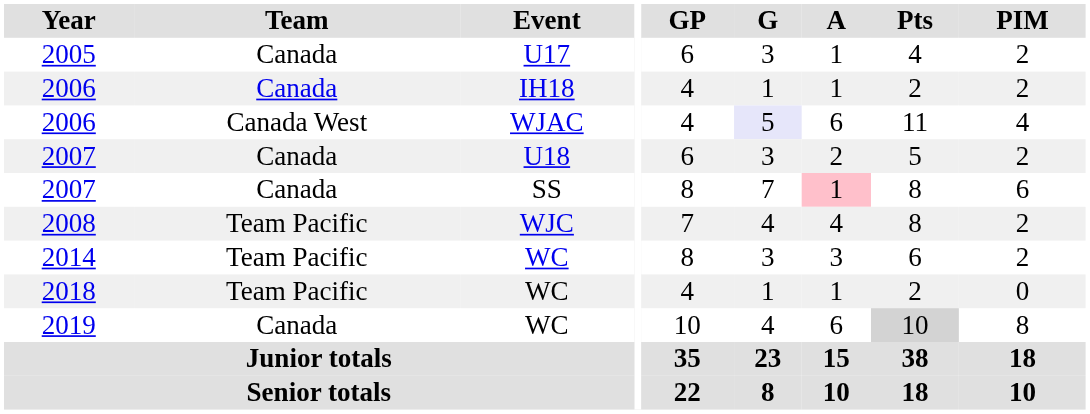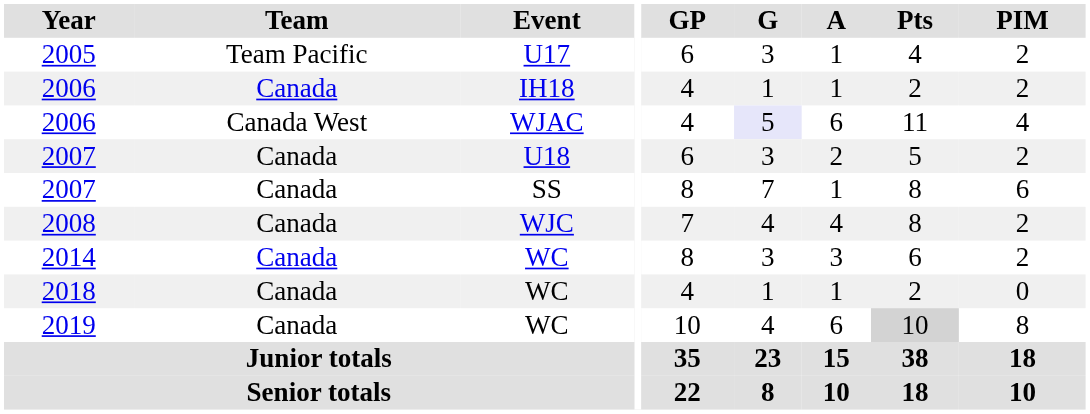(297, 54) Canada -> (297, 54) Team Pacific
(836, 189) pink background -> (836, 189) no background
(297, 223) Team Pacific -> (297, 223) Canada
(297, 257) Team Pacific -> (297, 257) Canada
(297, 290) Team Pacific -> (297, 290) Canada
